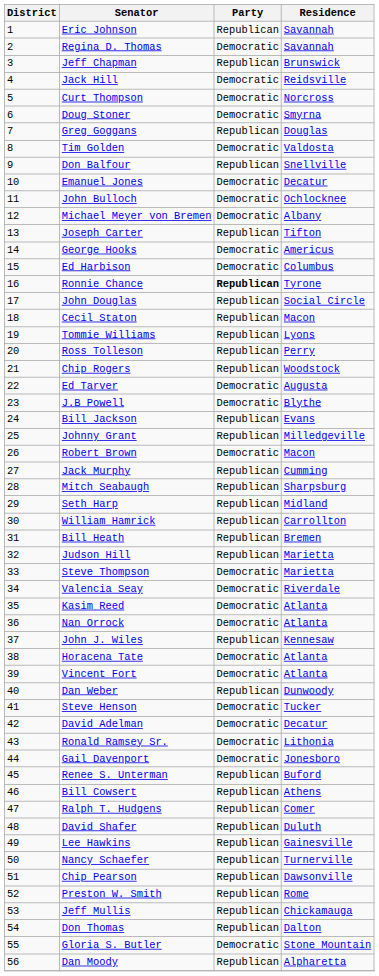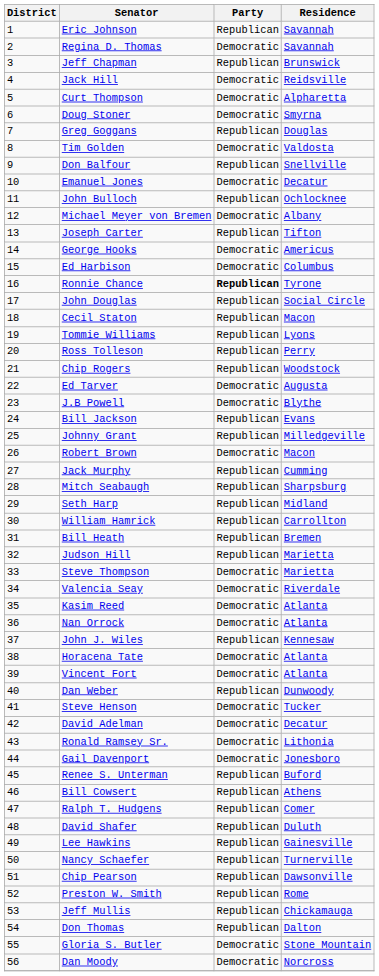(309, 98) Norcross -> (315, 98) Alpharetta
(248, 199) Democratic -> (248, 199) Republican
(248, 962) Republican -> (248, 962) Democratic
(315, 962) Alpharetta -> (309, 962) Norcross
